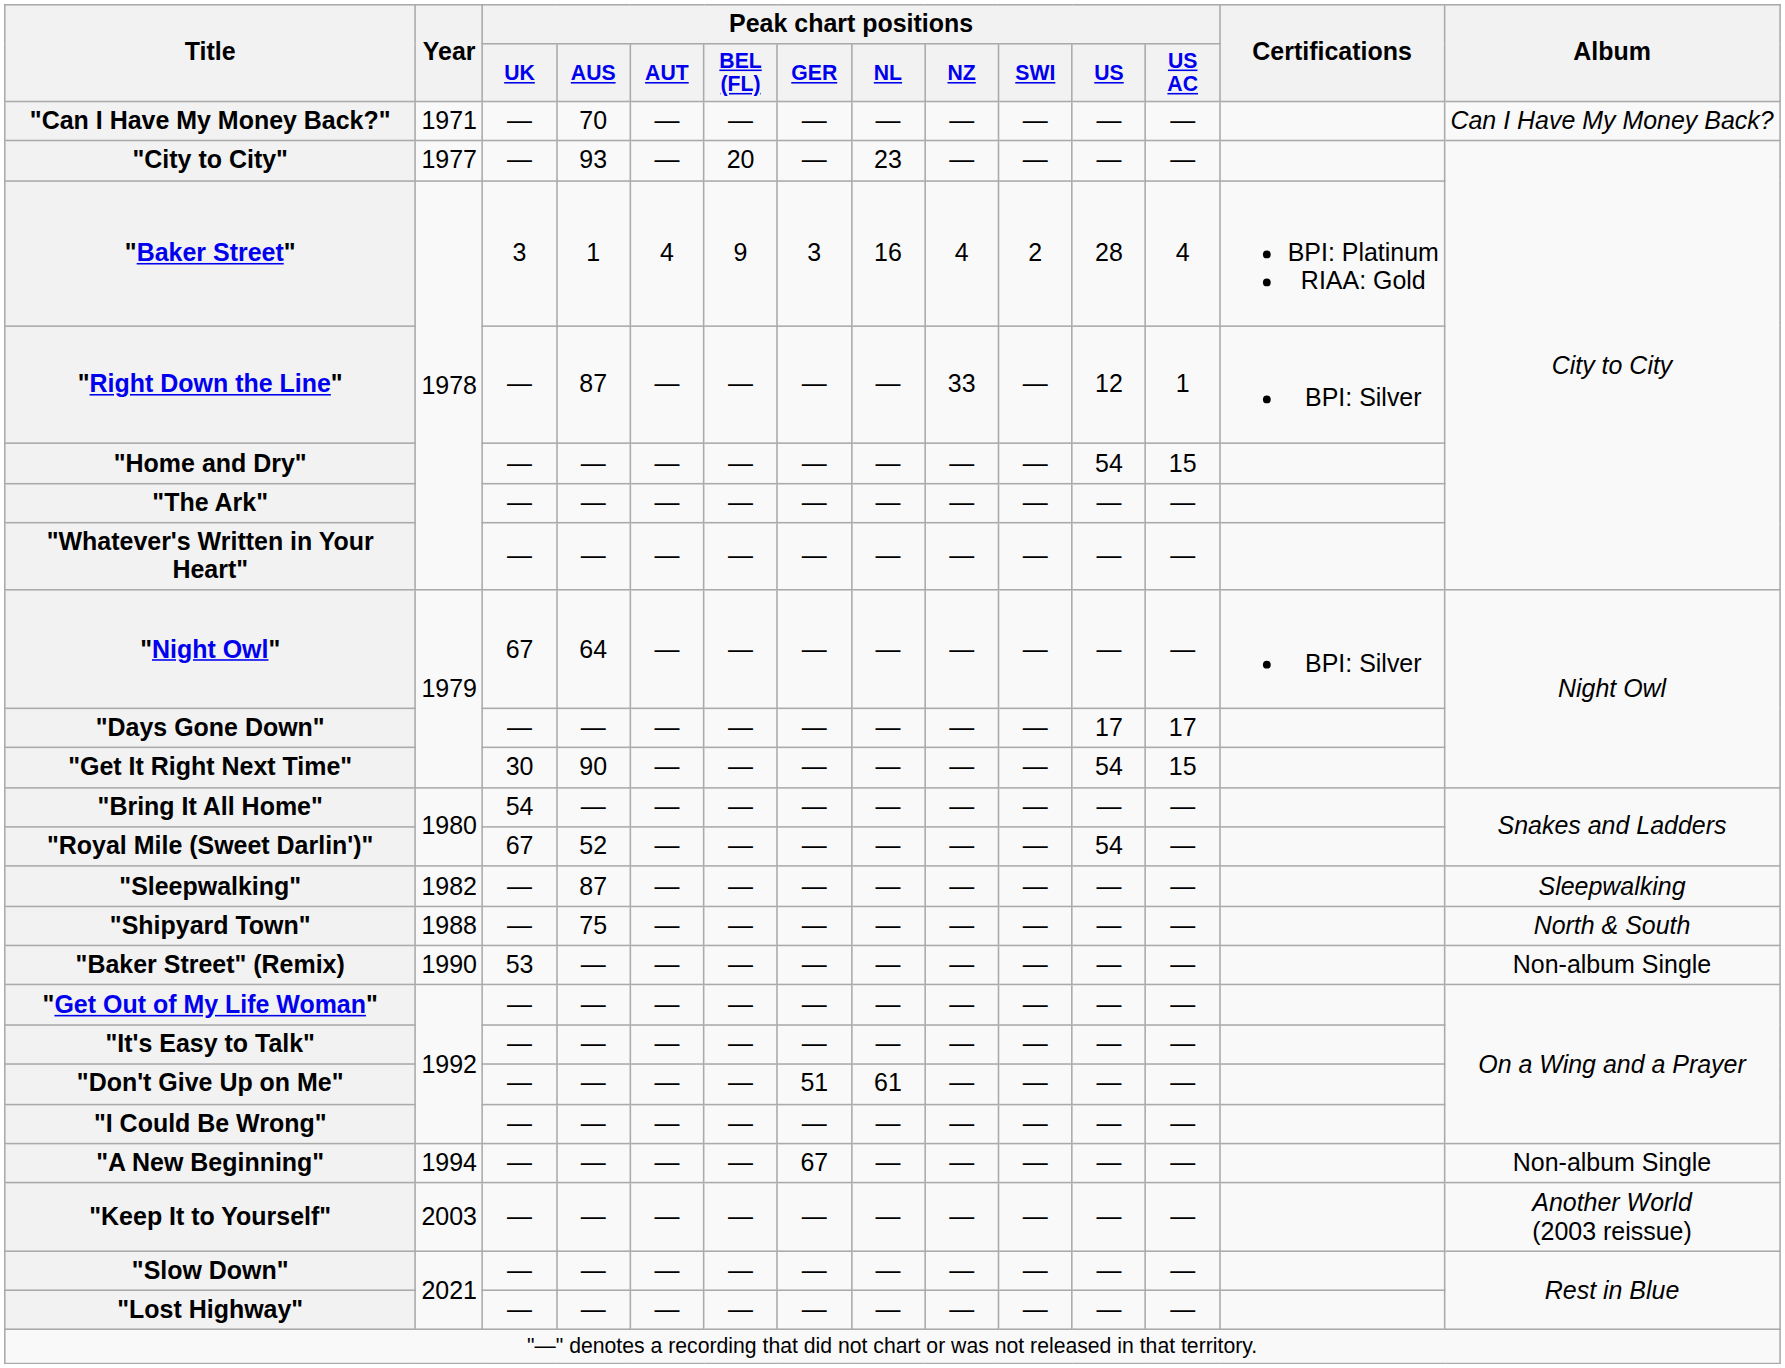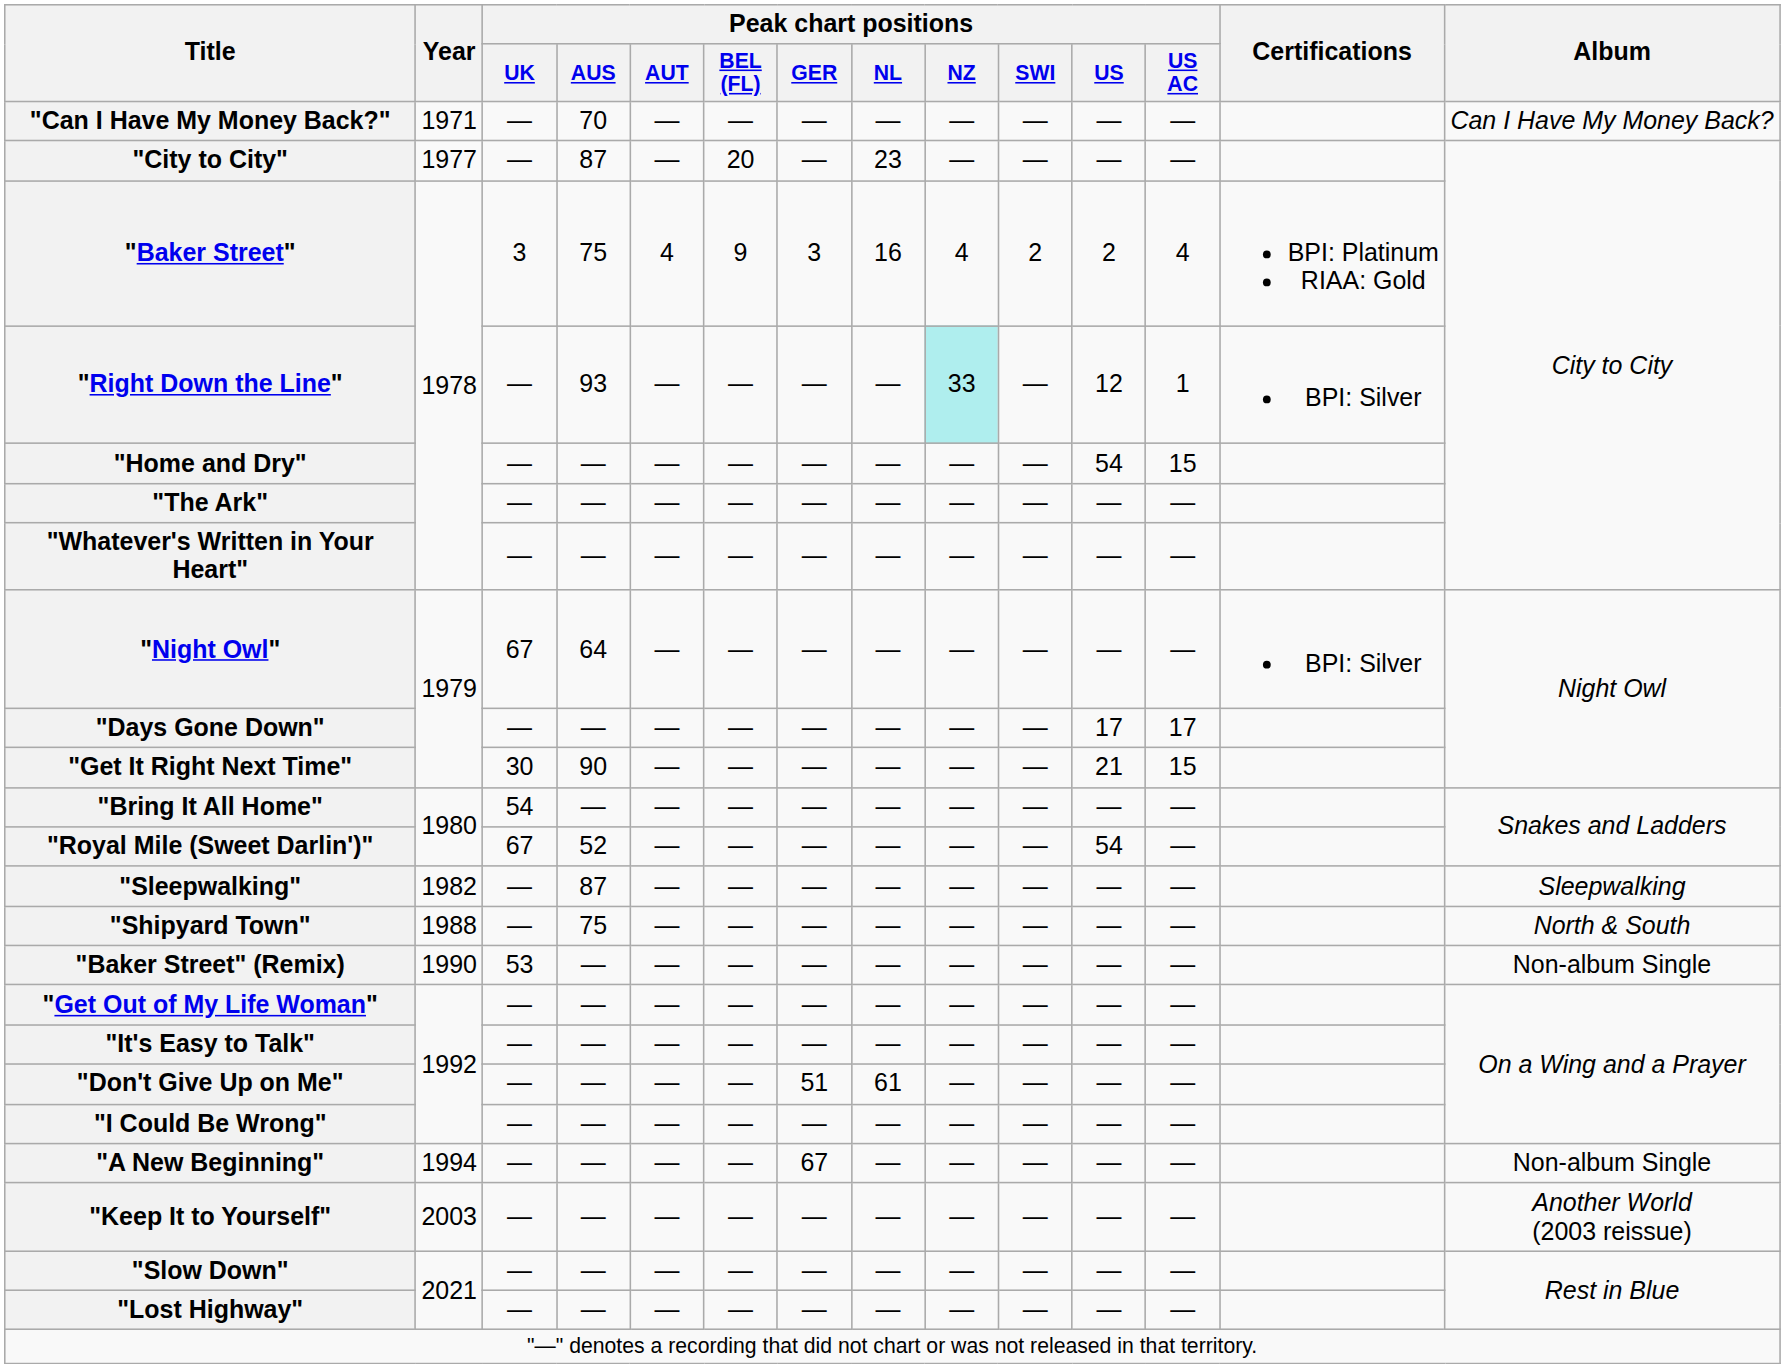(593, 160) 93 -> (593, 160) 87
(593, 252) 1 -> (593, 252) 75
(1109, 252) 28 -> (1109, 252) 2
(593, 384) 87 -> (593, 384) 93
(962, 384) no background -> (962, 384) paleturquoise background
(1109, 767) 54 -> (1109, 767) 21
